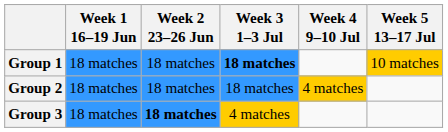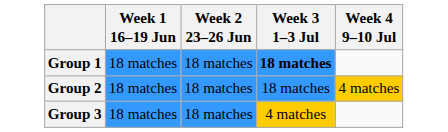- column: (405, 27)
(181, 114) bold -> (218, 114) normal
